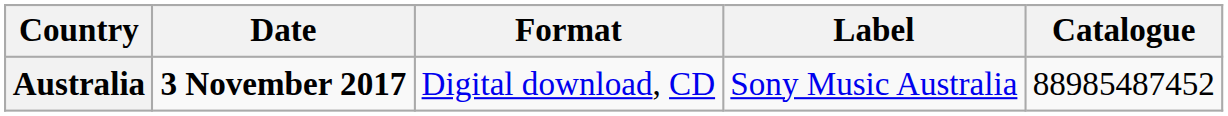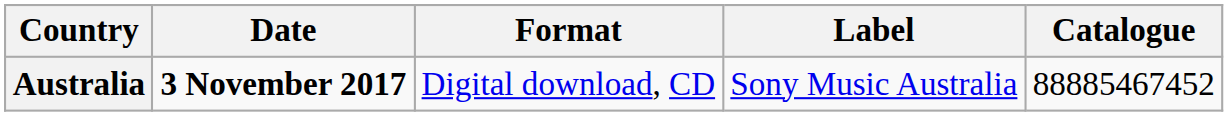(1124, 83) 88985487452 -> (1124, 83) 88885467452
